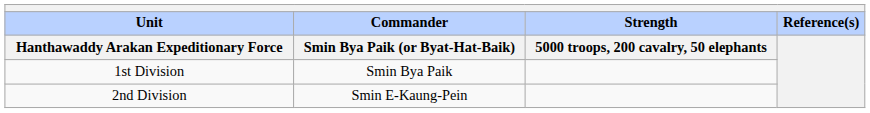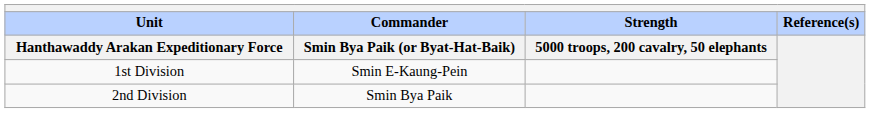(409, 71) Smin Bya Paik -> (409, 71) Smin E-Kaung-Pein
(409, 95) Smin E-Kaung-Pein -> (409, 95) Smin Bya Paik
